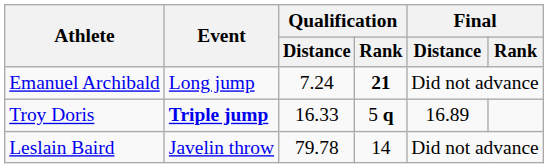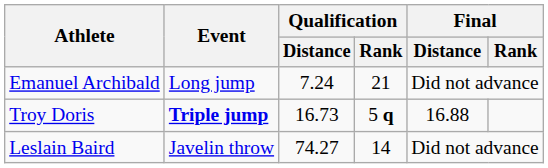(381, 83) bold -> (381, 83) normal
(317, 115) 16.33 -> (317, 115) 16.73
(447, 115) 16.89 -> (447, 115) 16.88
(317, 147) 79.78 -> (317, 147) 74.27
